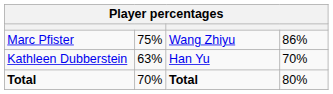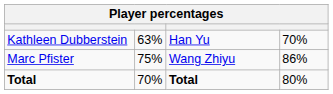rows swapped: (67, 59) <-> (41, 39)
